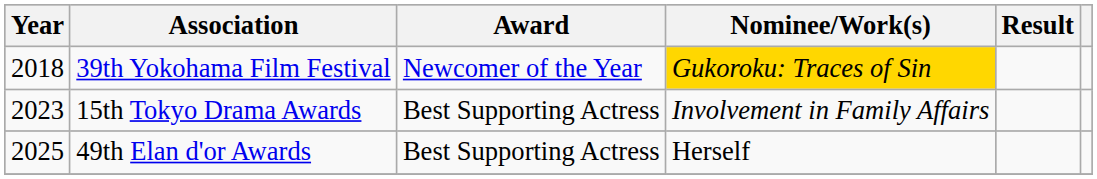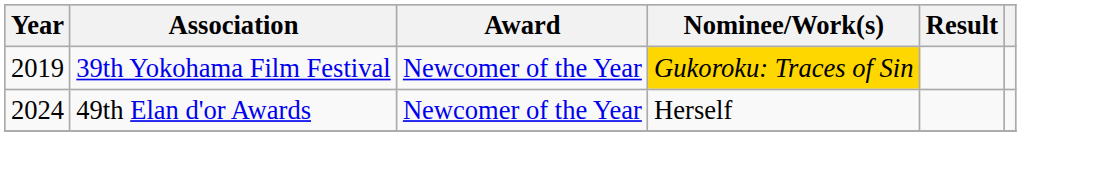(38, 67) 2018 -> (38, 67) 2019
- row: (219, 109)
(38, 151) 2025 -> (38, 109) 2024
(531, 151) Best Supporting Actress -> (522, 109) Newcomer of the Year
